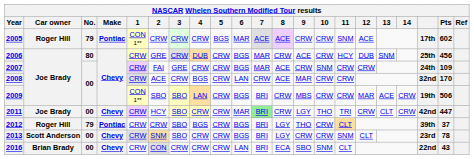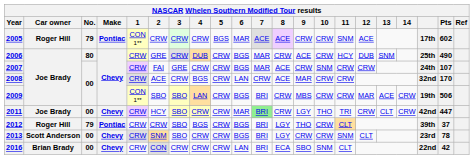(446, 55) 456 -> (446, 55) 490
(446, 67) 109 -> (446, 67) 107
(446, 148) 43 -> (446, 148) 42
